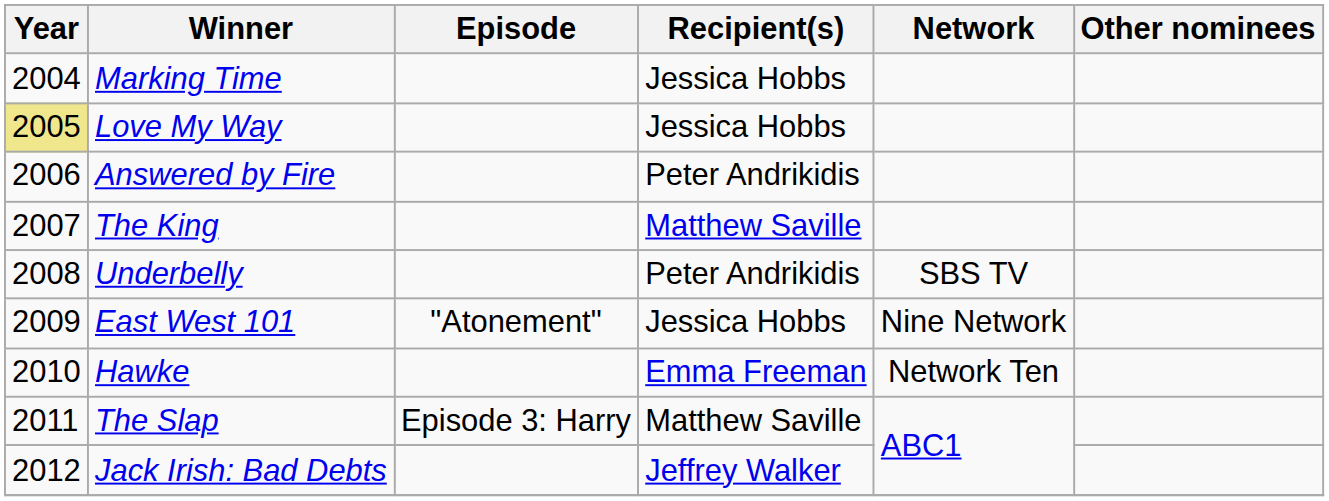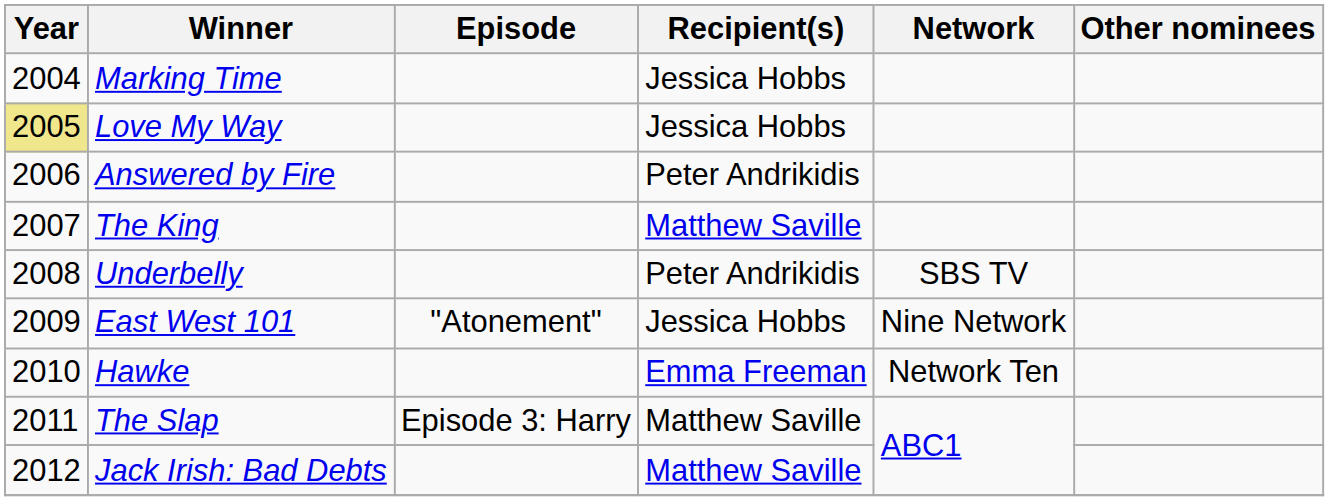(743, 469) Jeffrey Walker -> (753, 469) Matthew Saville
